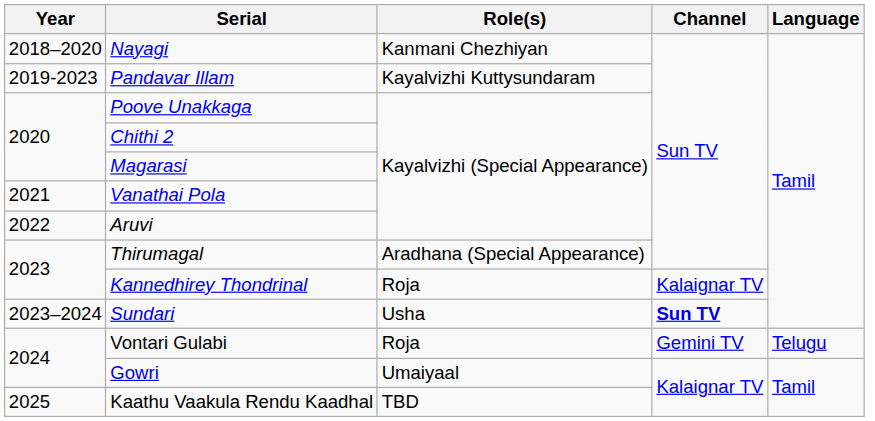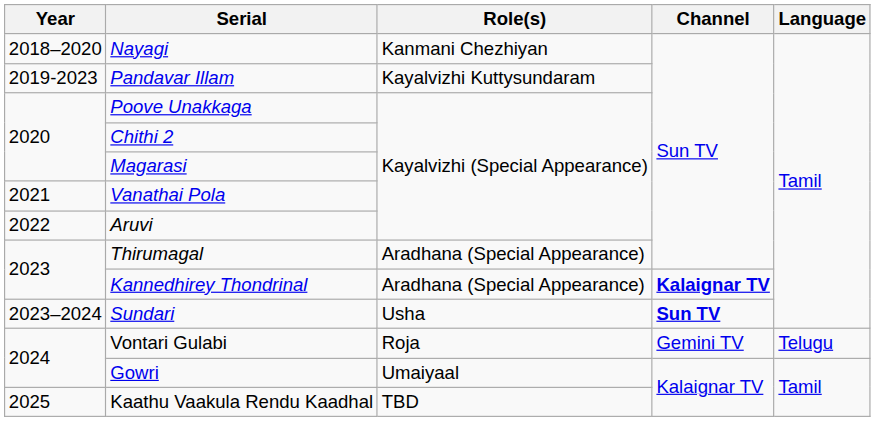(401, 284) Roja -> (513, 284) Aradhana (Special Appearance)
(710, 284) normal -> (713, 284) bold
